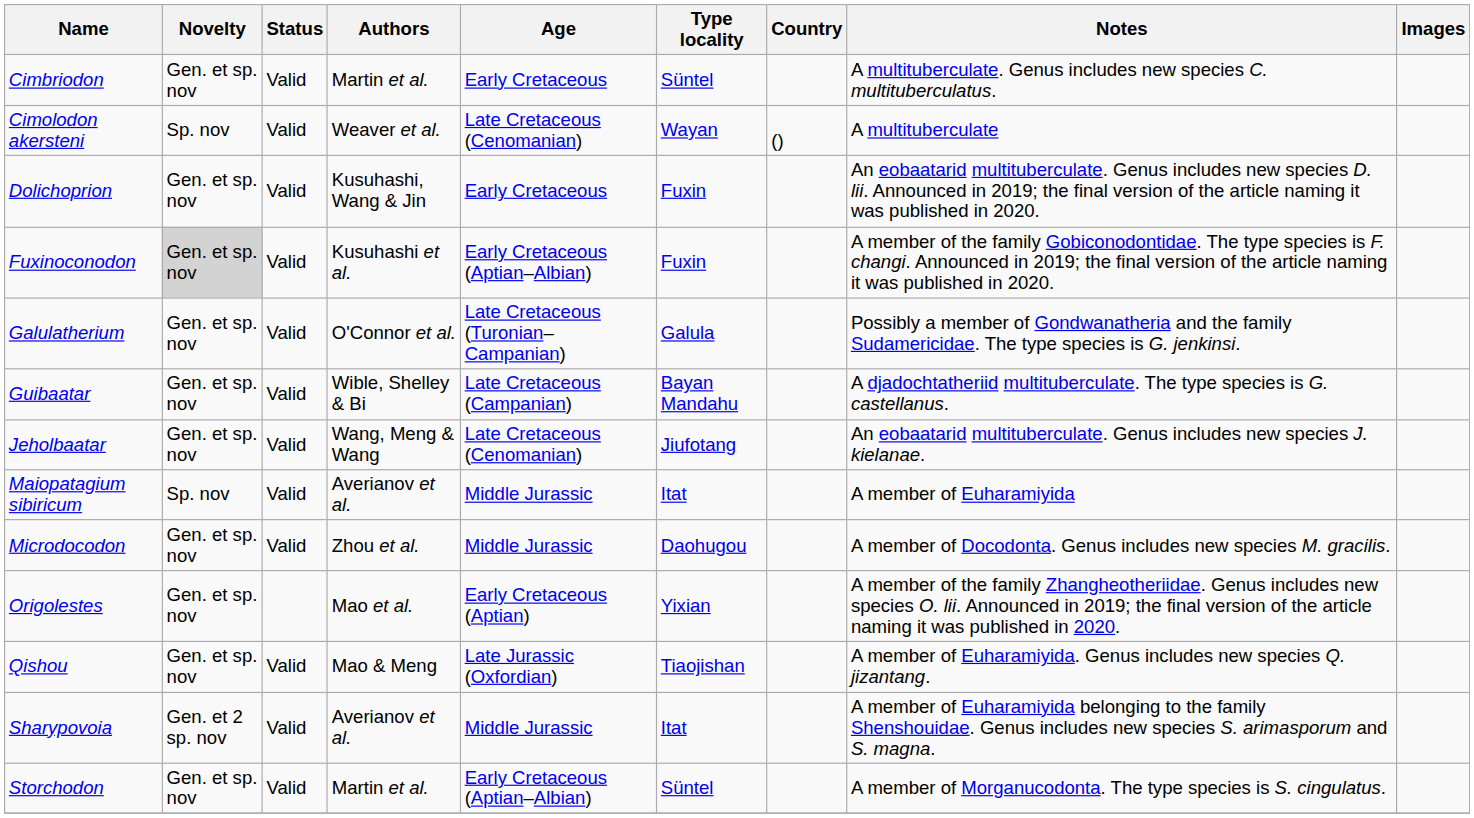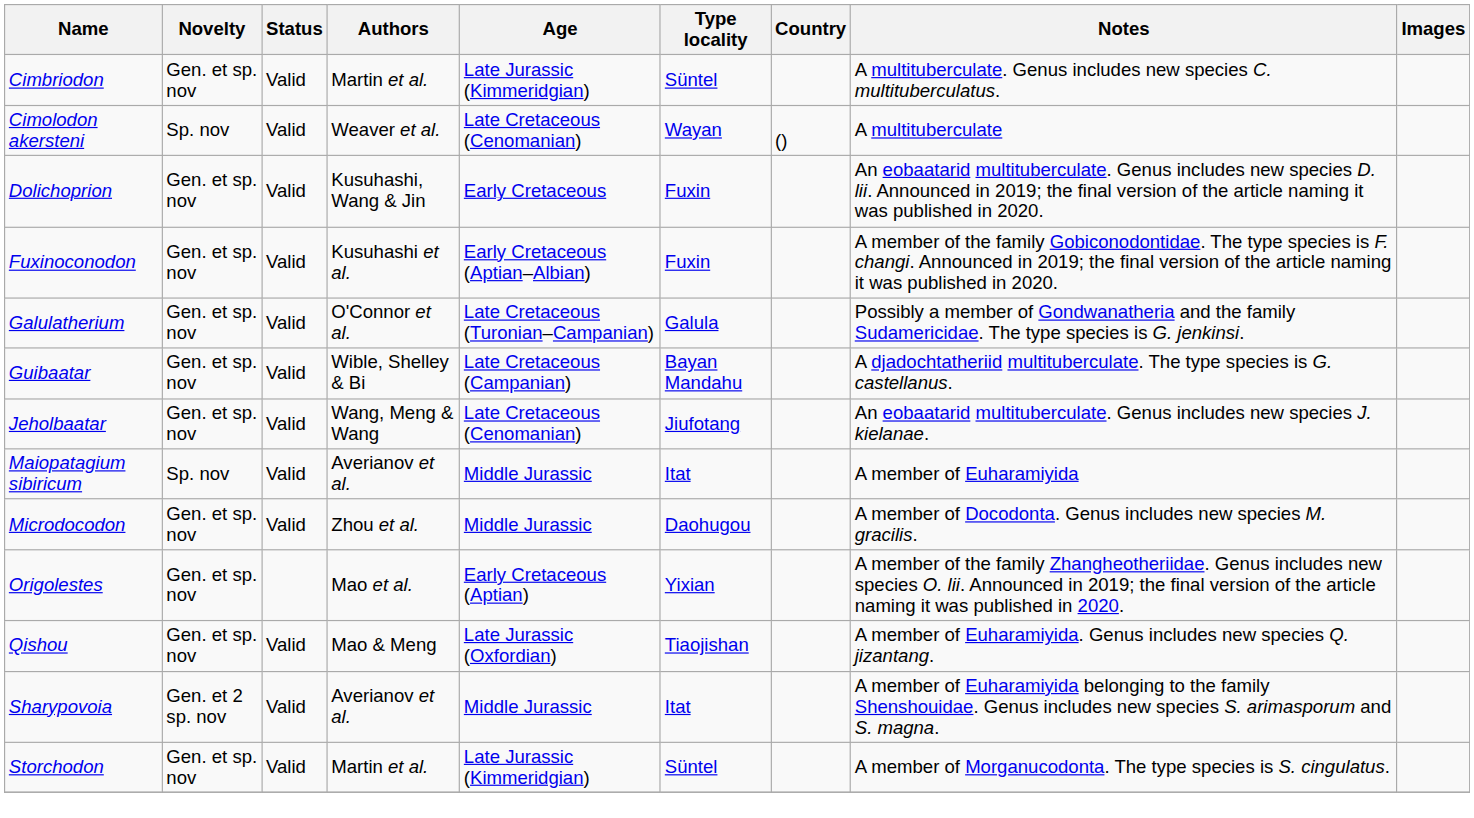(536, 79) Early Cretaceous -> (527, 79) Late Jurassic (Kimmeridgian)
(212, 262) lightgrey background -> (212, 262) no background
(536, 788) Early Cretaceous (Aptian–Albian) -> (527, 767) Late Jurassic (Kimmeridgian)
